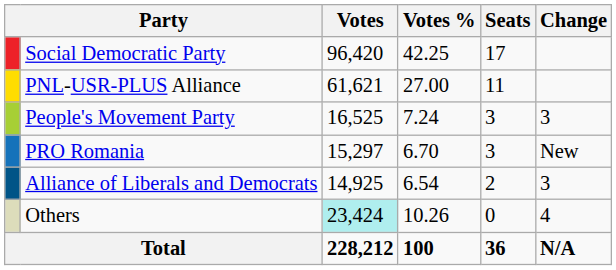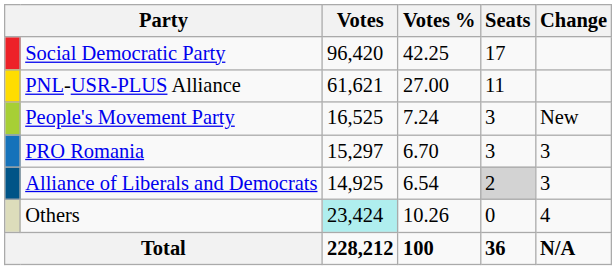(545, 118) 3 -> (559, 118) New
(559, 150) New -> (545, 150) 3
(490, 183) no background -> (490, 183) lightgrey background
